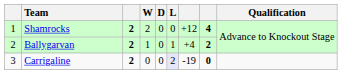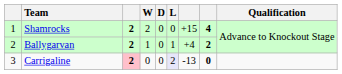(189, 28) +12 -> (189, 28) +15
(131, 61) no background -> (131, 61) pink background
(189, 61) -19 -> (189, 61) -13
